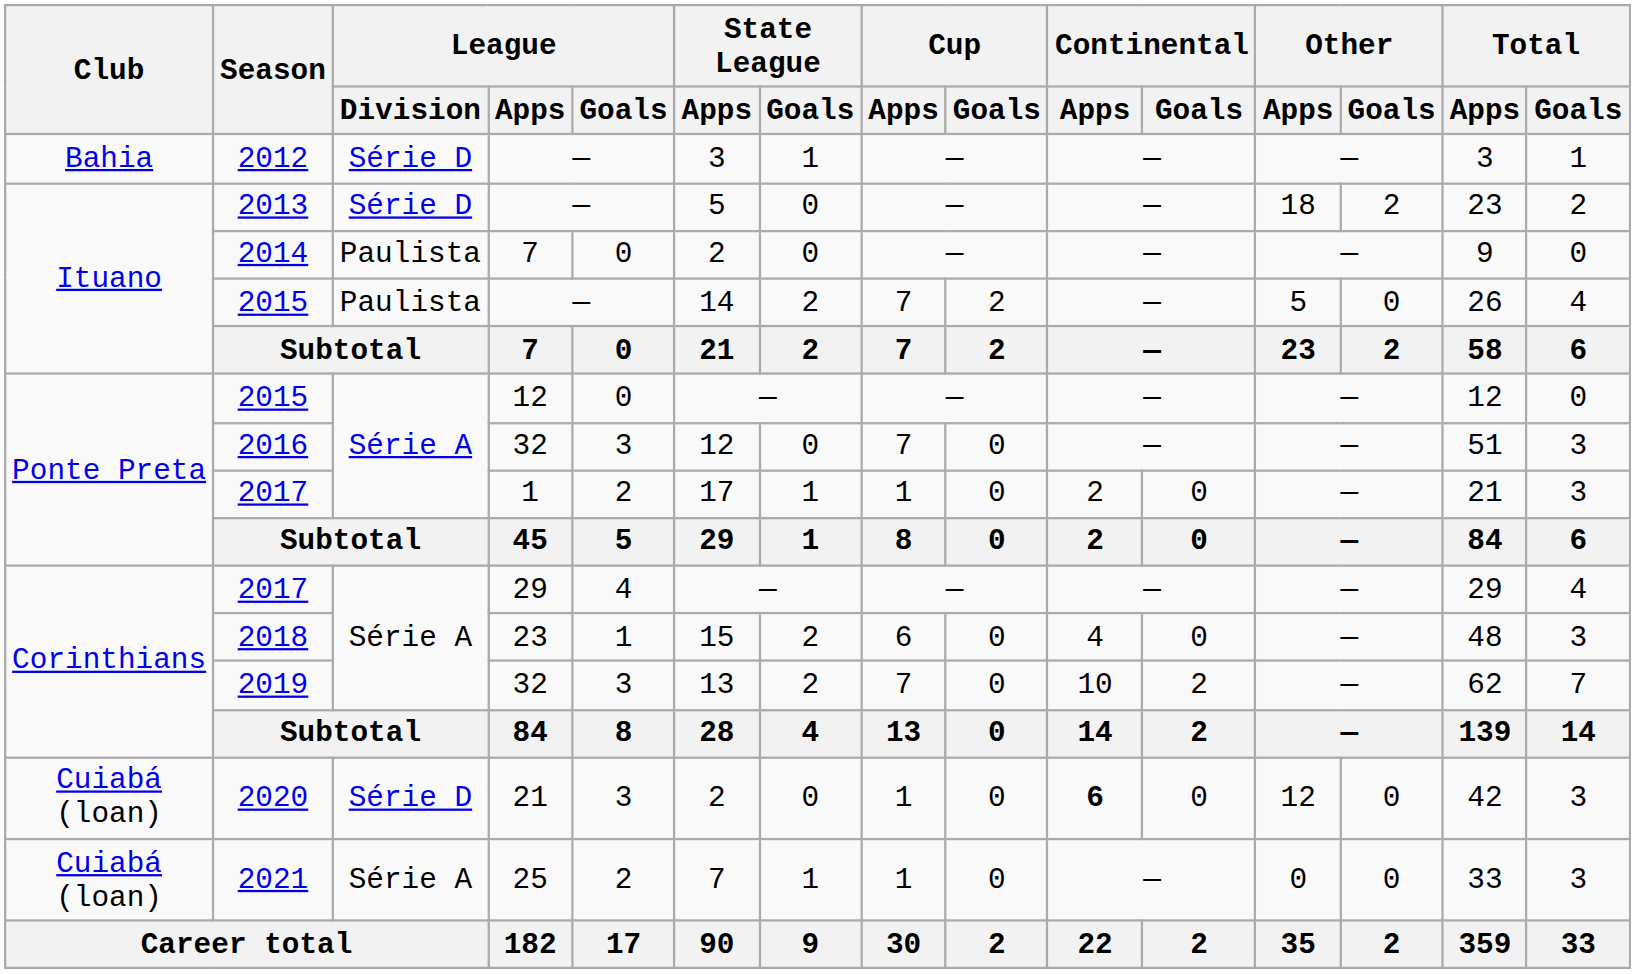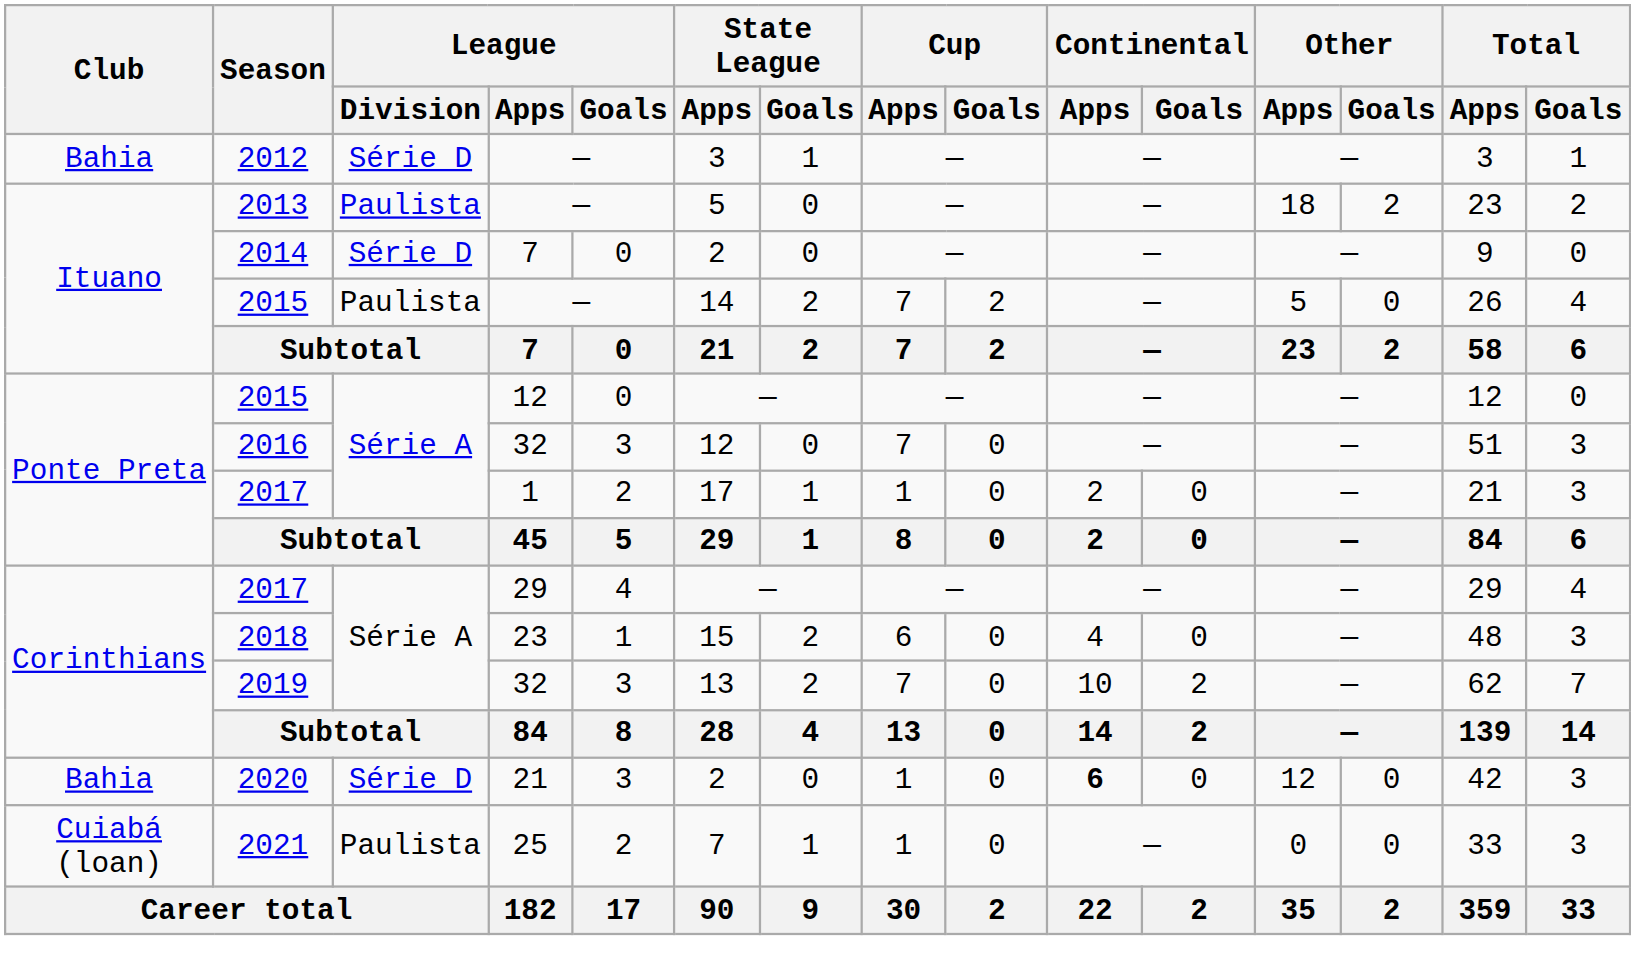(410, 207) Série D -> (410, 207) Paulista
(410, 255) Paulista -> (410, 255) Série D
(109, 798) Cuiabá (loan) -> (109, 781) Bahia
(410, 880) Série A -> (410, 846) Paulista
